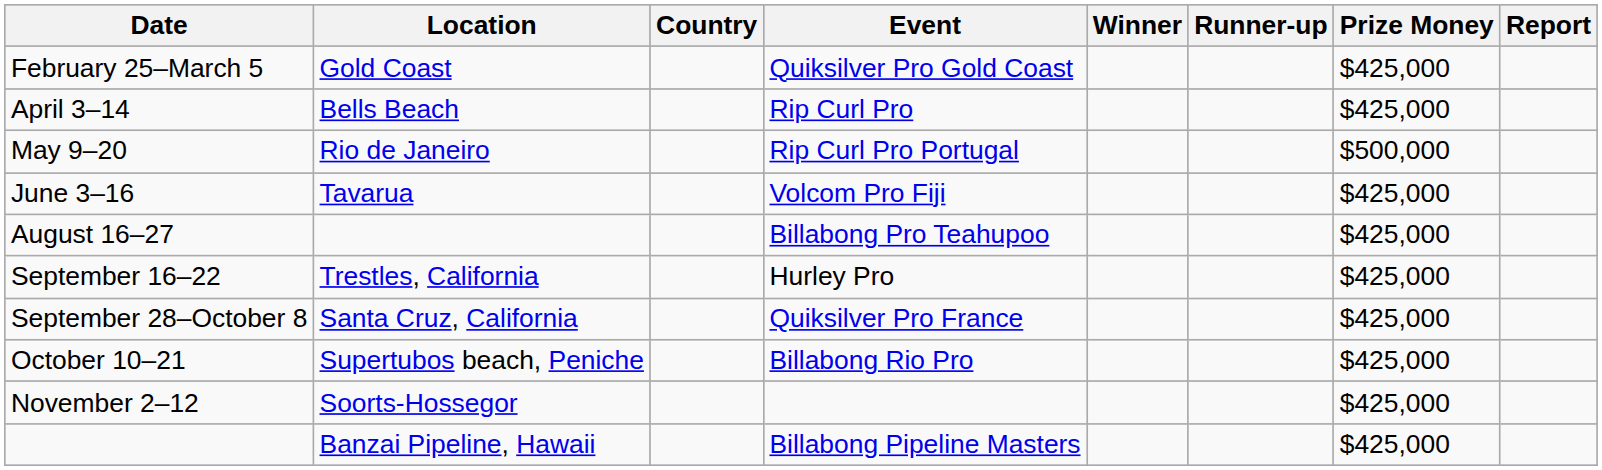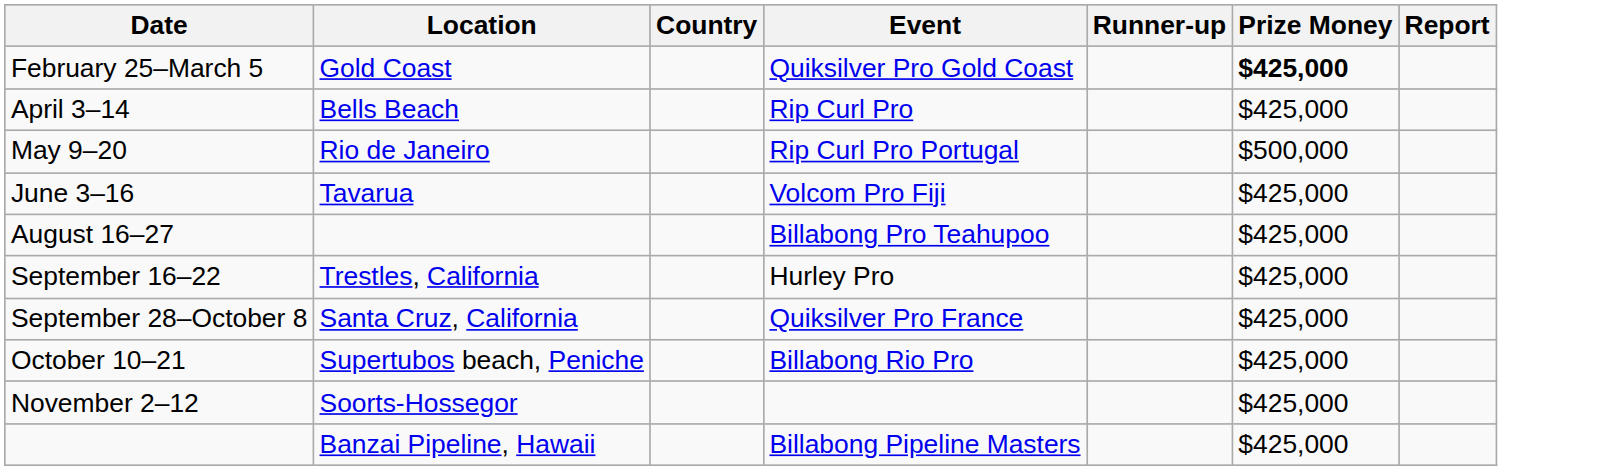- column: (1137, 25)
(1395, 67) normal -> (1293, 67) bold
